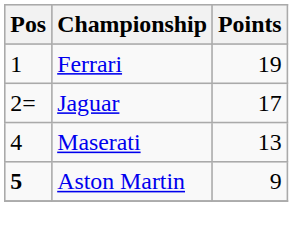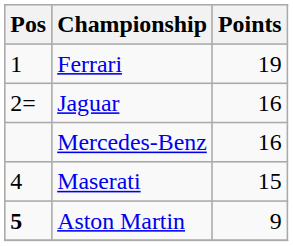(270, 103) 17 -> (270, 103) 16
+ row: (132, 142)
(270, 142) 13 -> (270, 181) 15
